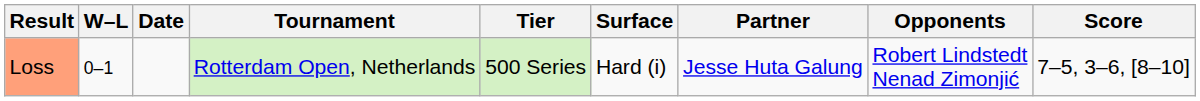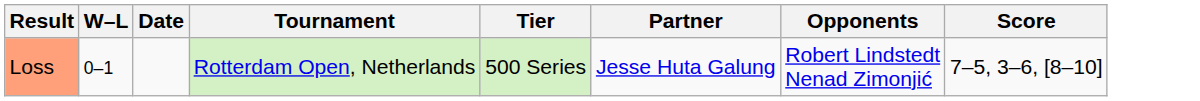- column: (635, 21)
